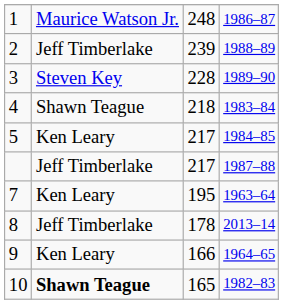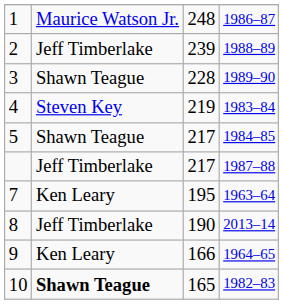(79, 78) Steven Key -> (90, 78) Shawn Teague
(90, 107) Shawn Teague -> (79, 107) Steven Key
(201, 107) 218 -> (201, 107) 219
(75, 136) Ken Leary -> (90, 136) Shawn Teague
(201, 225) 178 -> (201, 225) 190
